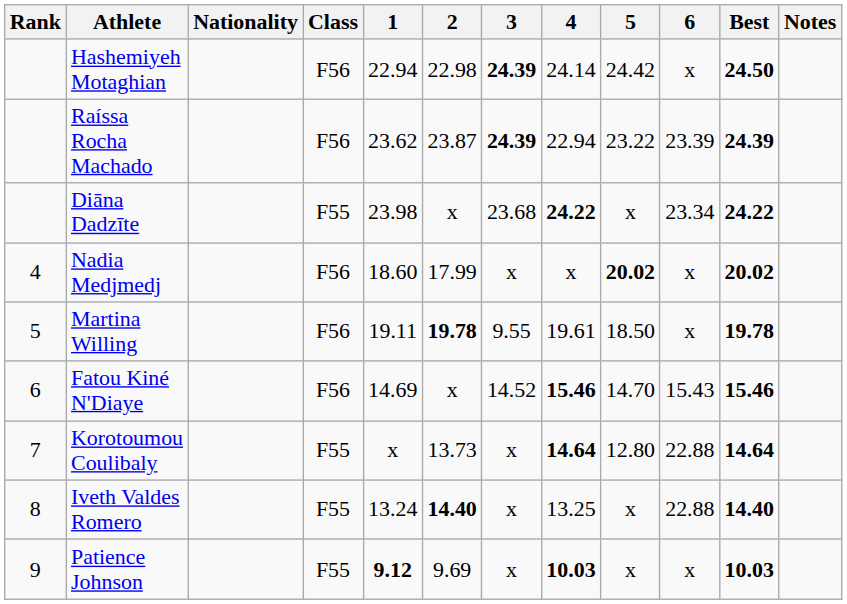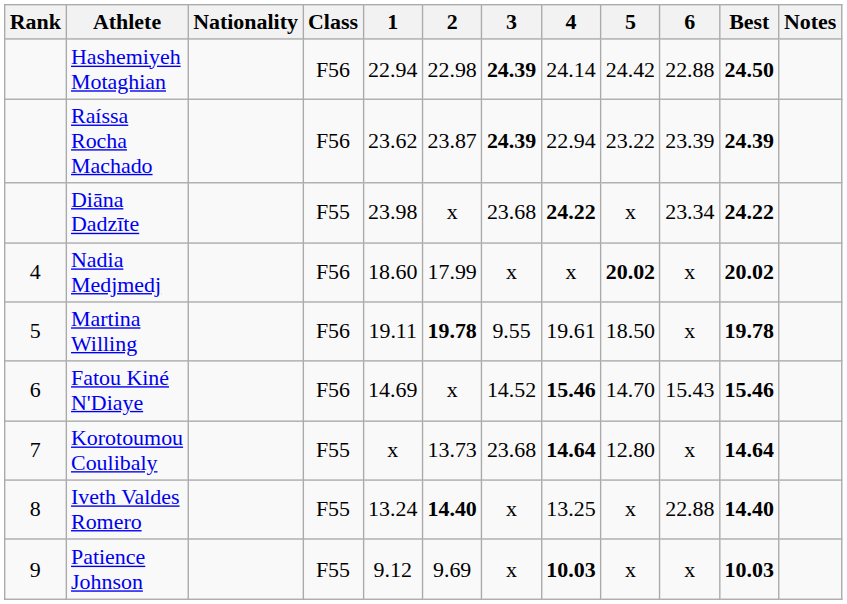(690, 68) x -> (690, 68) 22.88
(512, 450) x -> (512, 450) 23.68
(690, 450) 22.88 -> (690, 450) x
(393, 569) bold -> (393, 569) normal
